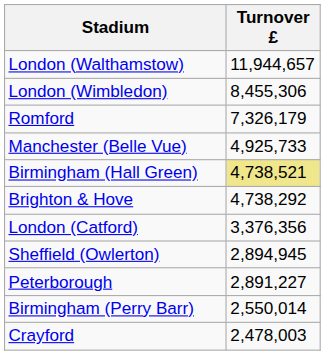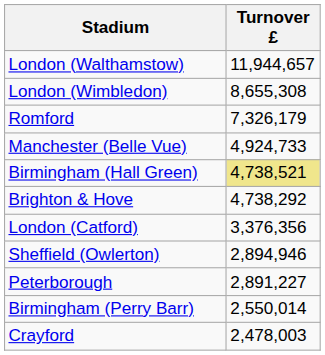(268, 91) 8,455,306 -> (268, 91) 8,655,308
(268, 145) 4,925,733 -> (268, 145) 4,924,733
(268, 254) 2,894,945 -> (268, 254) 2,894,946
